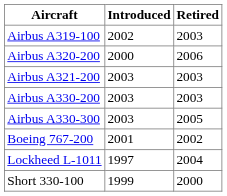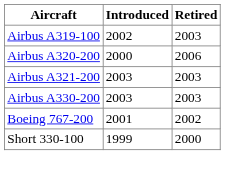- row: (54, 118)
- row: (54, 160)
